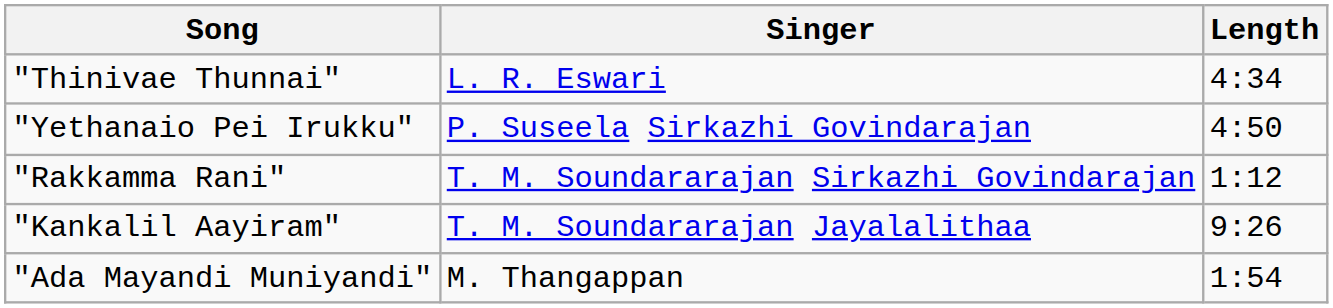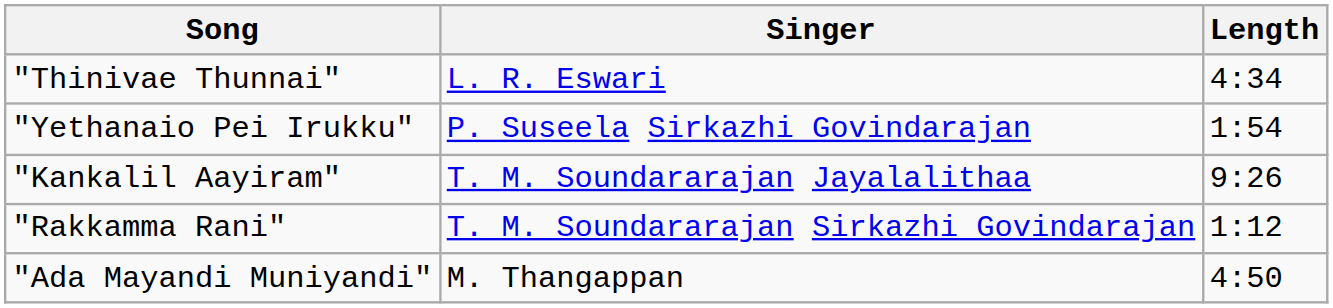(1246, 129) 4:50 -> (1246, 129) 1:54
rows swapped: (149, 179) <-> (177, 228)
(1246, 278) 1:54 -> (1246, 278) 4:50
